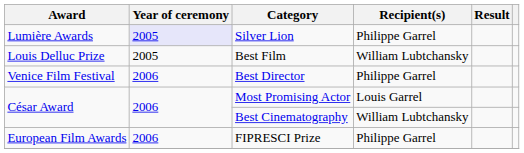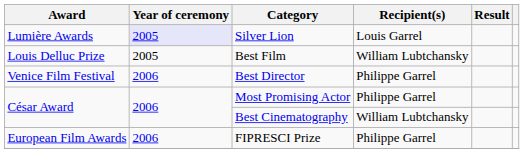(396, 35) Philippe Garrel -> (389, 35) Louis Garrel
(389, 96) Louis Garrel -> (396, 96) Philippe Garrel
